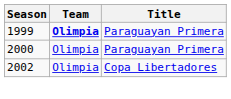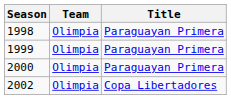+ row: (20, 31)
(76, 31) bold -> (76, 49) normal
